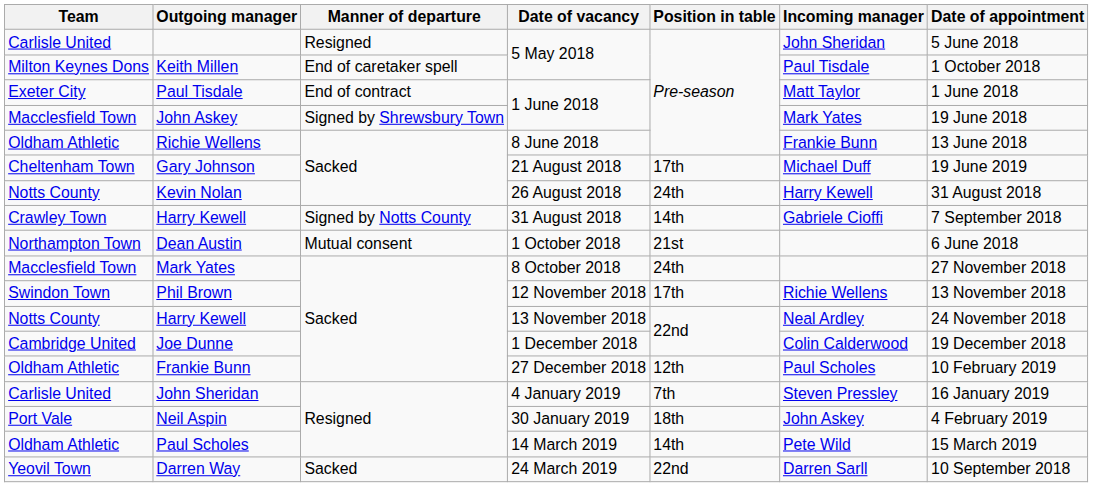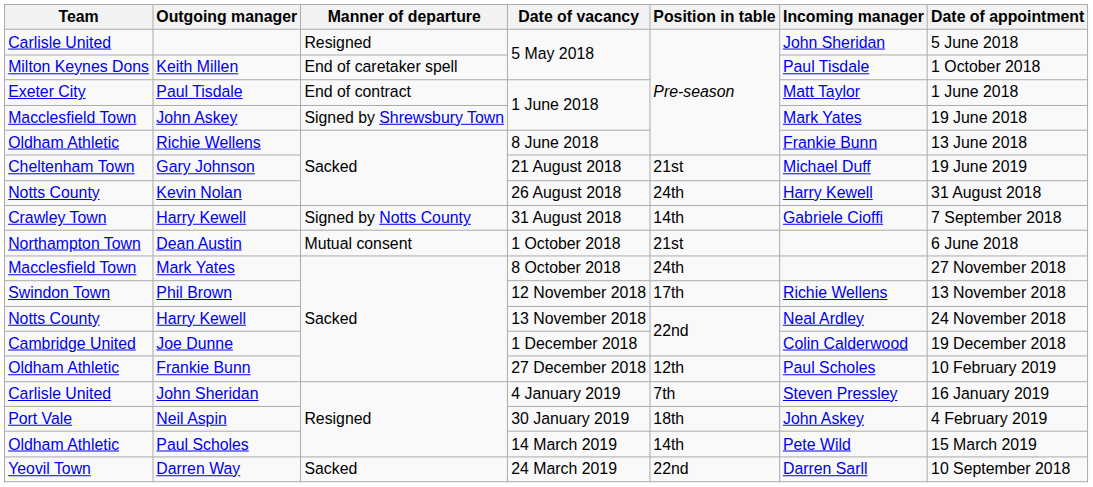(669, 167) 17th -> (668, 167) 21st
